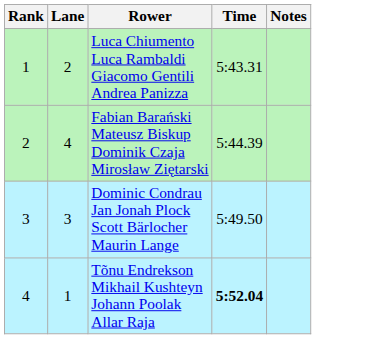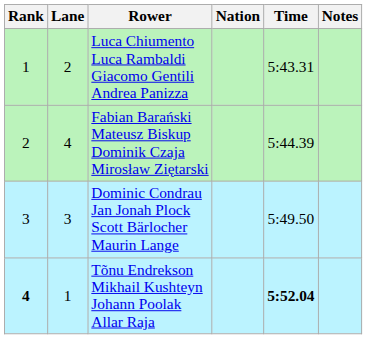+ column: (238, 16)
(26, 295) normal -> (26, 295) bold
